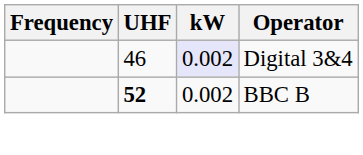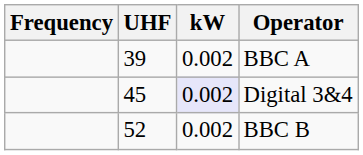+ row: (277, 58)
(135, 58) 46 -> (135, 94) 45
(135, 94) bold -> (135, 130) normal
